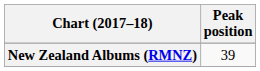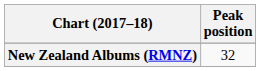(228, 54) 39 -> (228, 54) 32
